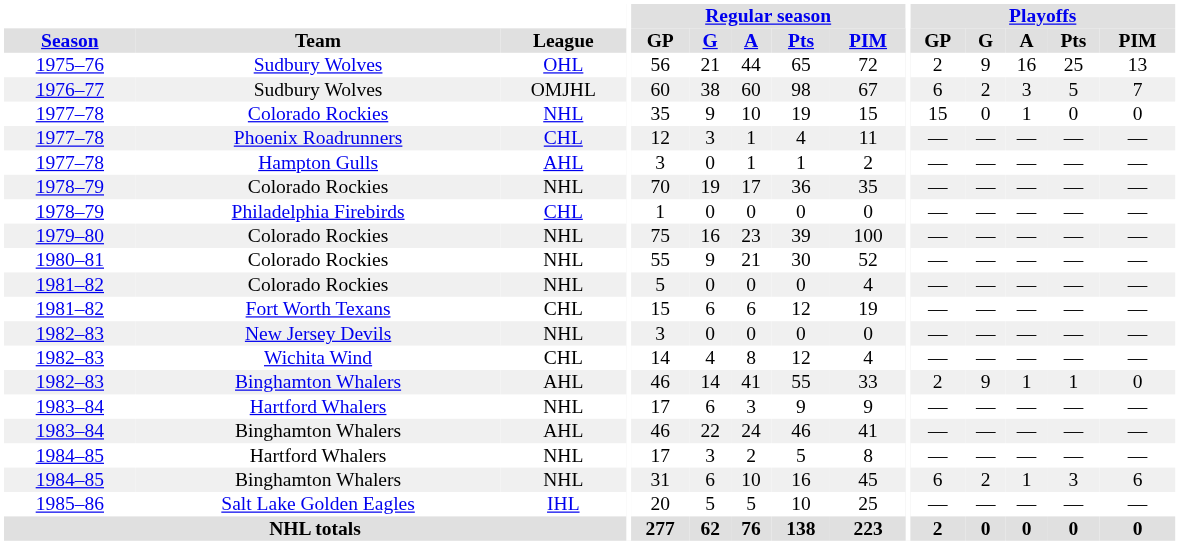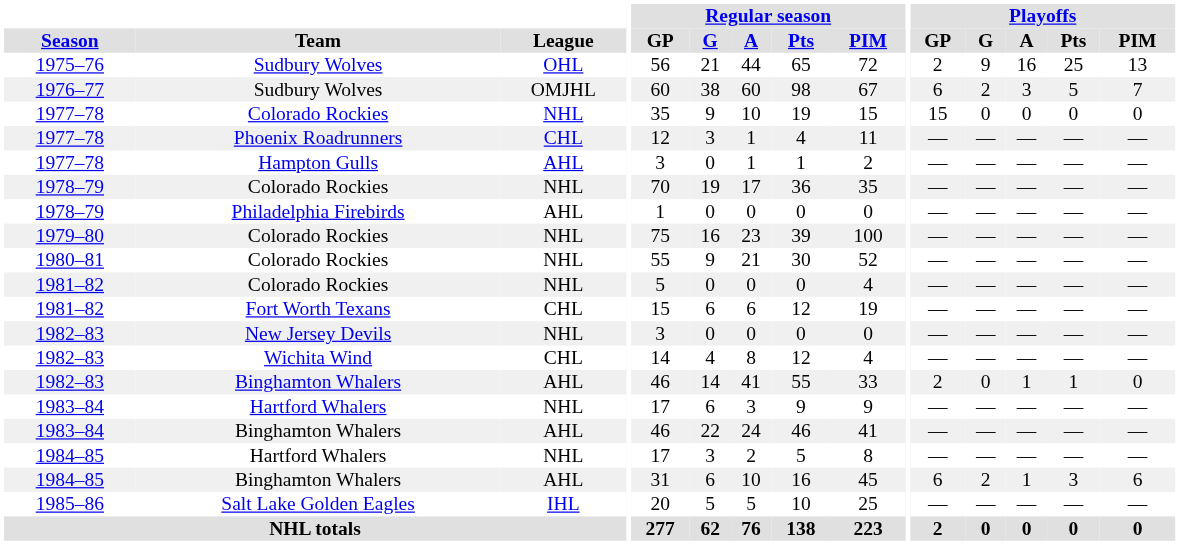(1027, 113) 1 -> (1027, 113) 0
(563, 211) CHL -> (563, 211) AHL
(986, 382) 9 -> (986, 382) 0
(563, 479) NHL -> (563, 479) AHL
